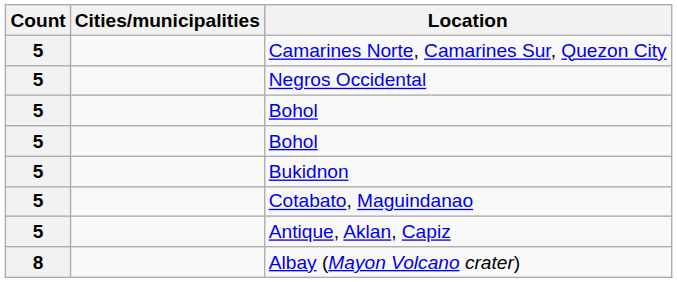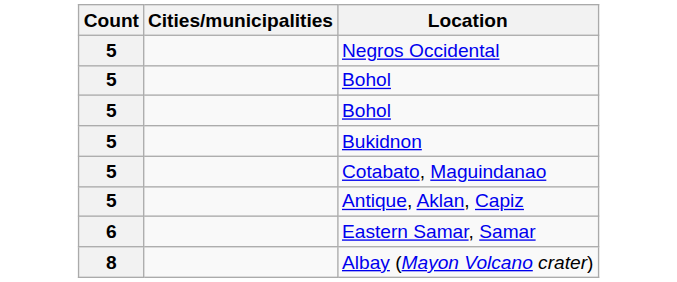- row: (38, 50)
+ row: (111, 232)
